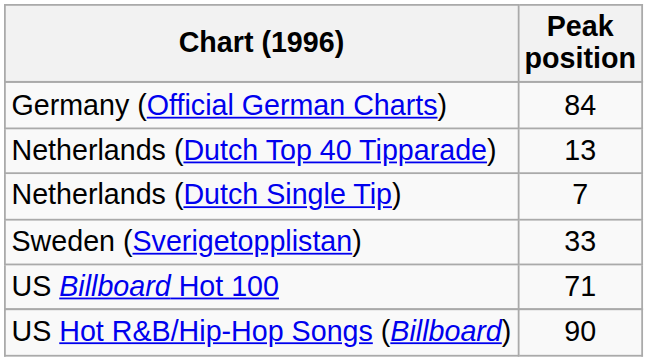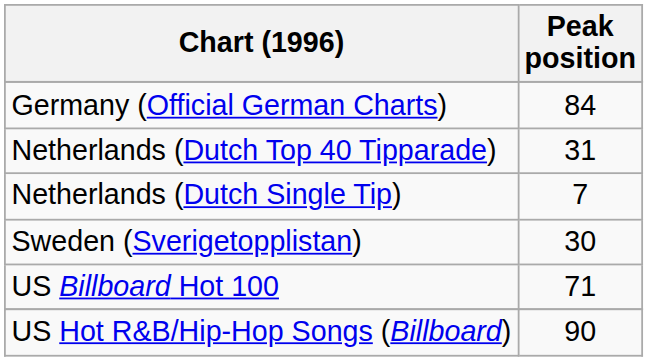(580, 150) 13 -> (580, 150) 31
(580, 241) 33 -> (580, 241) 30
